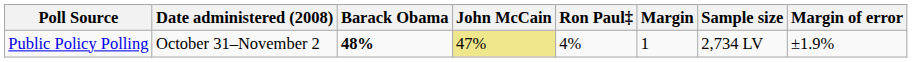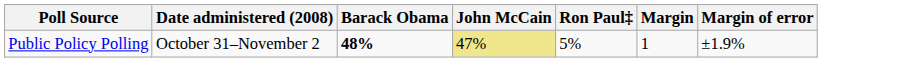- column: (742, 17)
(570, 43) 4% -> (570, 43) 5%
